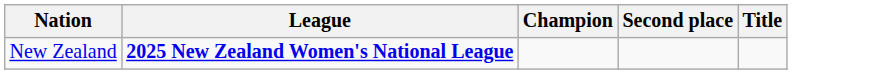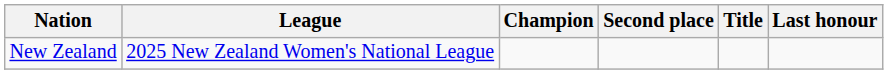+ column: (825, 20)
(320, 52) bold -> (310, 52) normal
